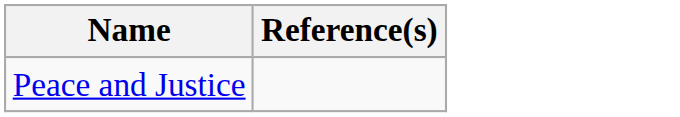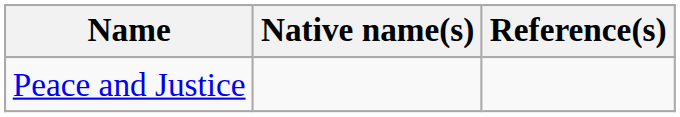+ column: (368, 30)
